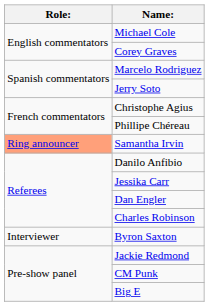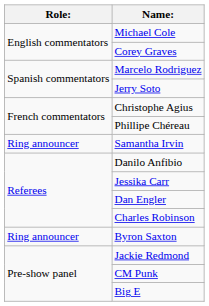(43, 144) lightsalmon background -> (43, 144) no background
(33, 236) Interviewer -> (43, 236) Ring announcer
